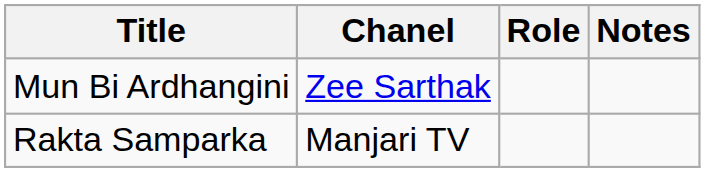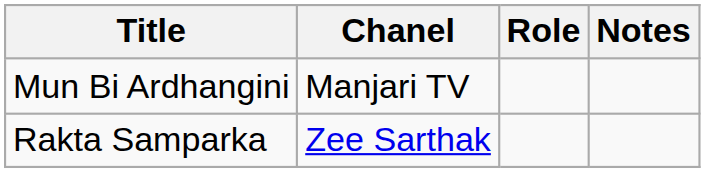(398, 85) Zee Sarthak -> (387, 85) Manjari TV
(387, 139) Manjari TV -> (398, 139) Zee Sarthak
